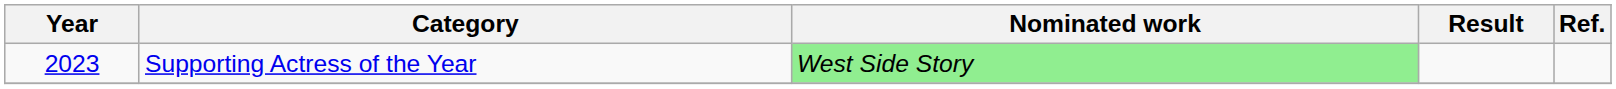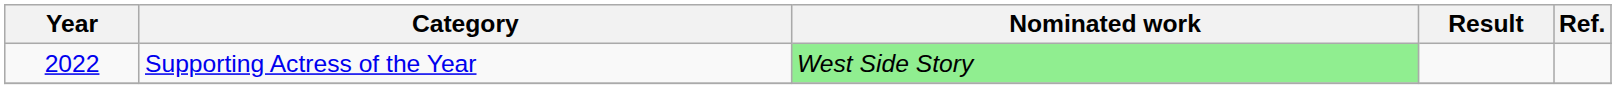(72, 63) 2023 -> (72, 63) 2022
